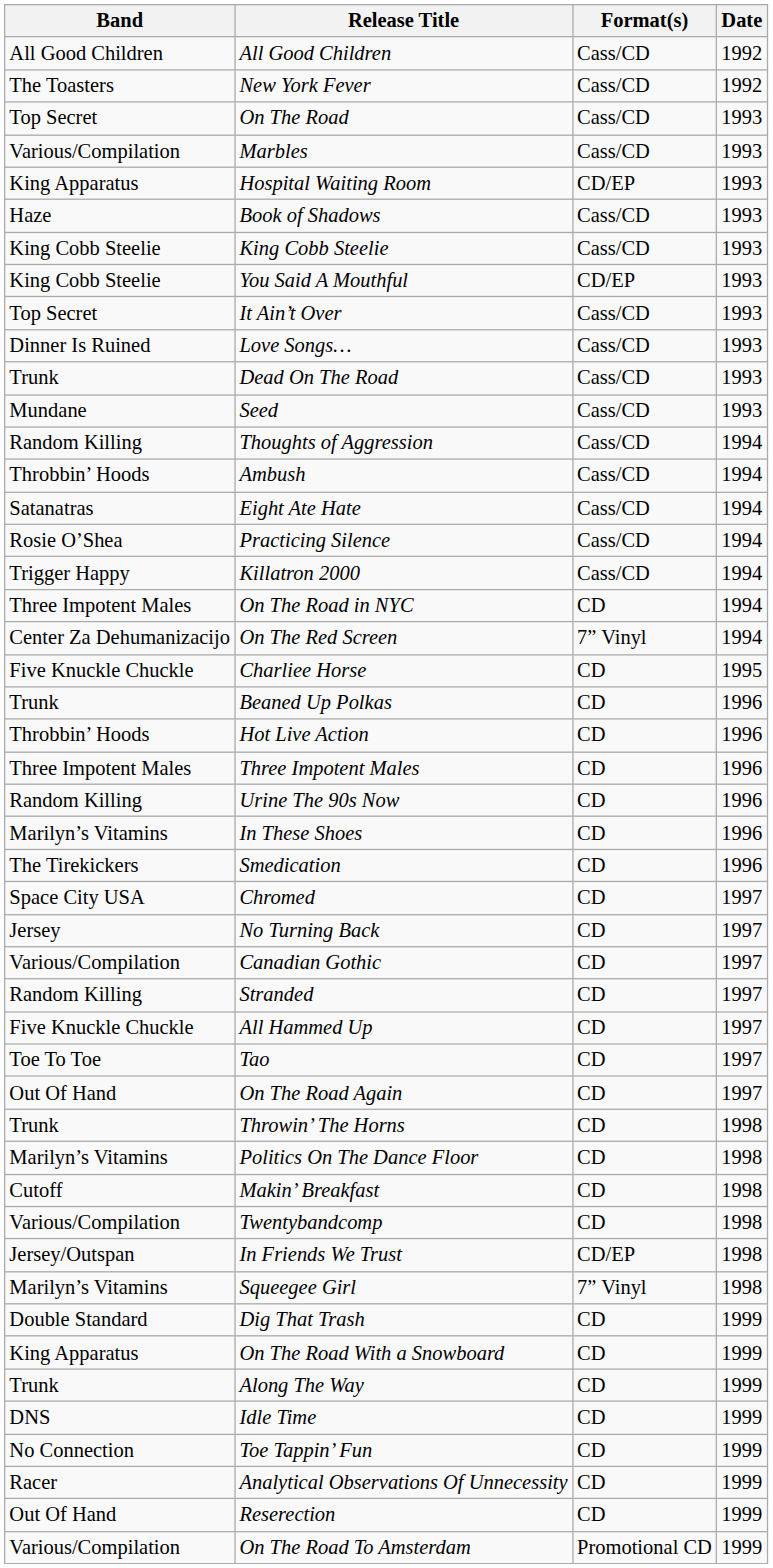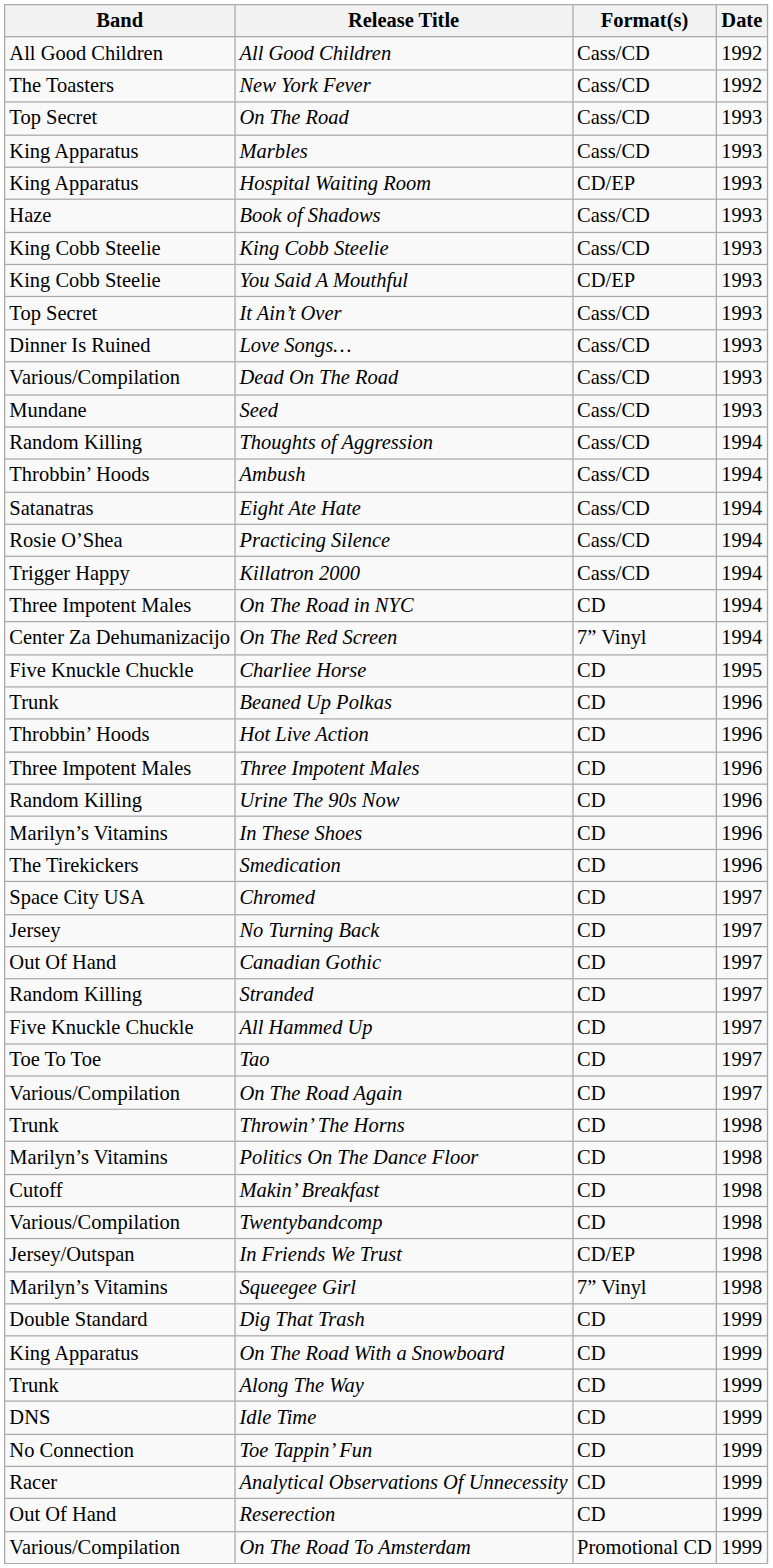(95, 150) Various/Compilation -> (74, 150) King Apparatus
(34, 378) Trunk -> (95, 378) Various/Compilation
(95, 962) Various/Compilation -> (63, 962) Out Of Hand
(63, 1092) Out Of Hand -> (95, 1092) Various/Compilation
